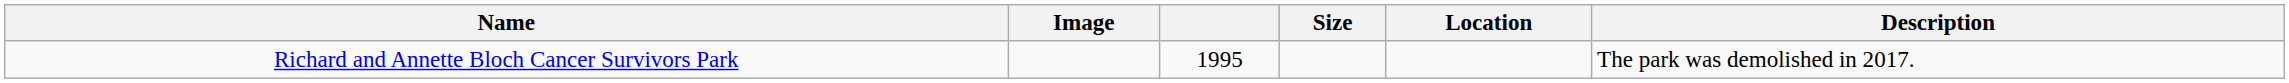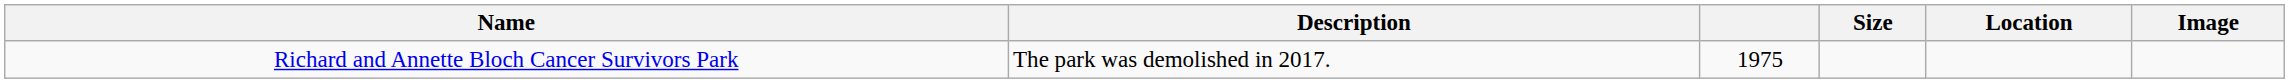columns swapped: (1084, 22) <-> (1938, 22)
(1220, 59) 1995 -> (1760, 59) 1975
